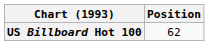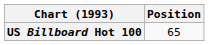(174, 32) 62 -> (174, 32) 65
